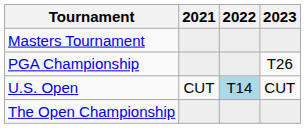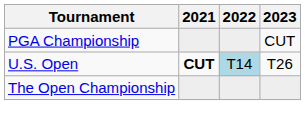- row: (76, 40)
(280, 64) T26 -> (280, 40) CUT
(199, 88) normal -> (199, 64) bold
(280, 88) CUT -> (280, 64) T26
